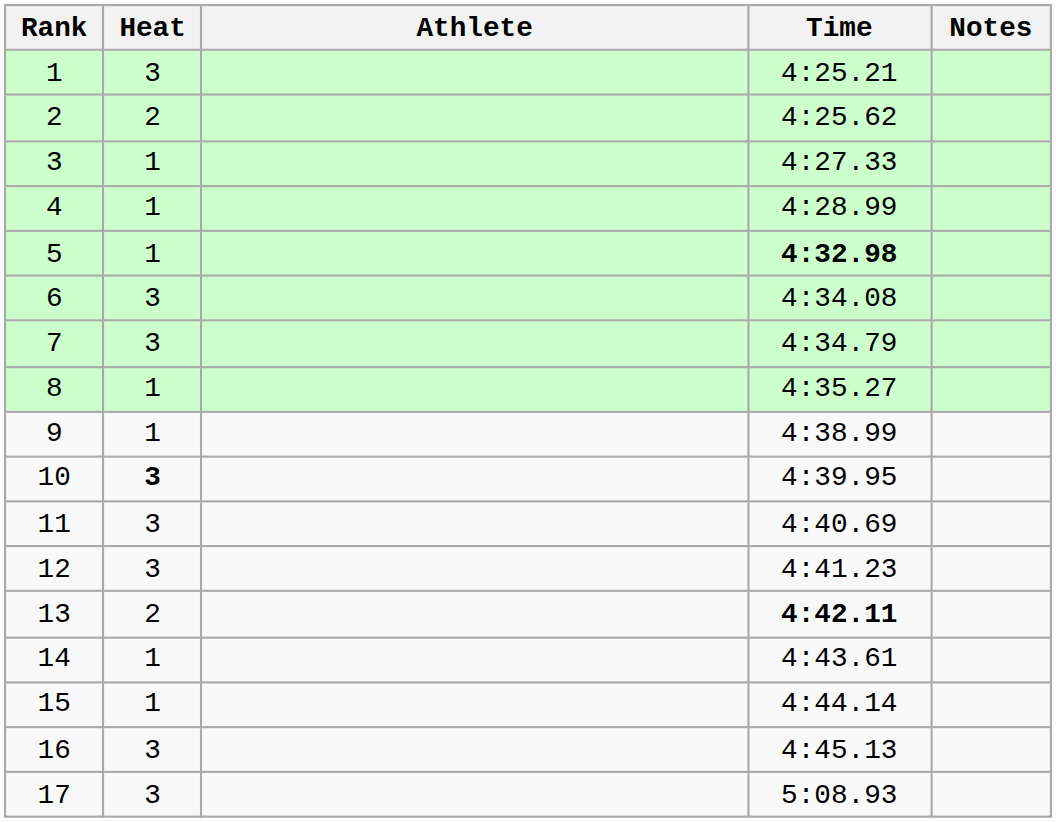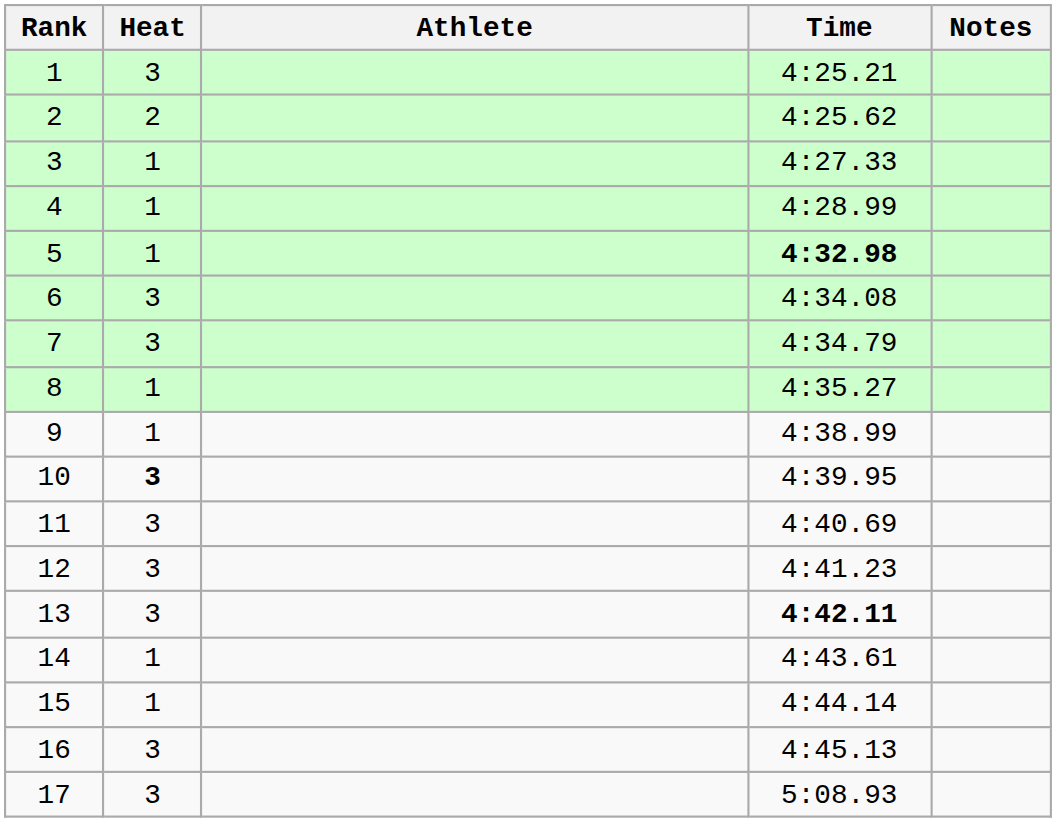(153, 614) 2 -> (153, 614) 3
